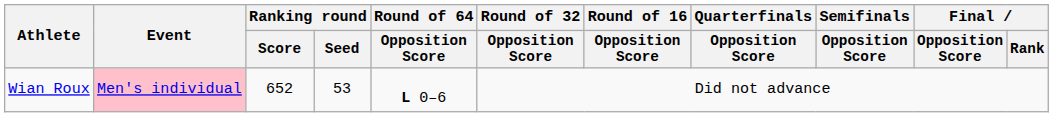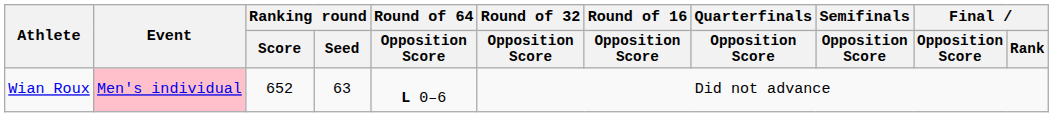(342, 89) 53 -> (342, 89) 63
